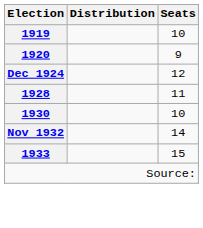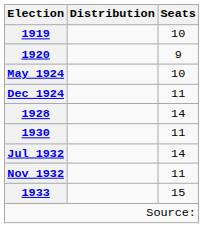+ row: (36, 74)
(178, 74) 12 -> (178, 94) 11
(178, 94) 11 -> (178, 113) 14
(178, 113) 10 -> (178, 133) 11
+ row: (36, 153)
(178, 133) 14 -> (178, 173) 11
